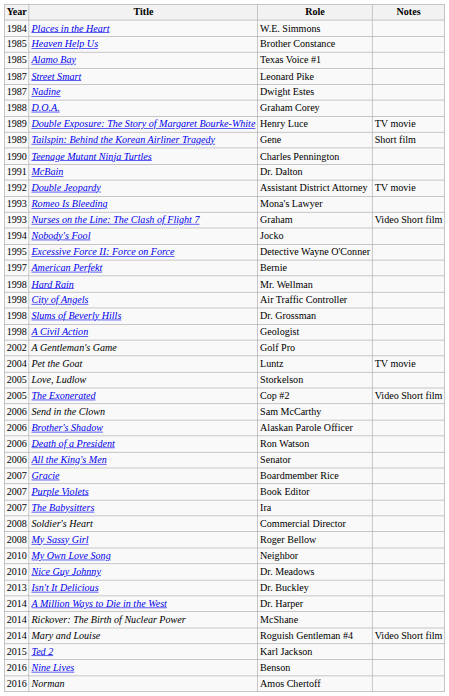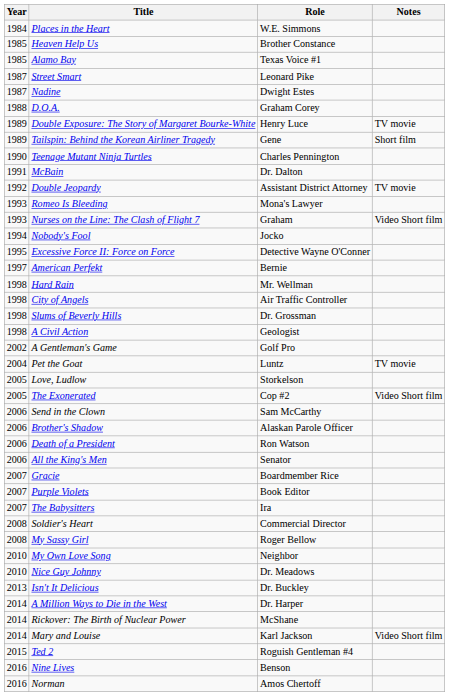(307, 635) Roguish Gentleman #4 -> (286, 635) Karl Jackson
(286, 651) Karl Jackson -> (307, 651) Roguish Gentleman #4
